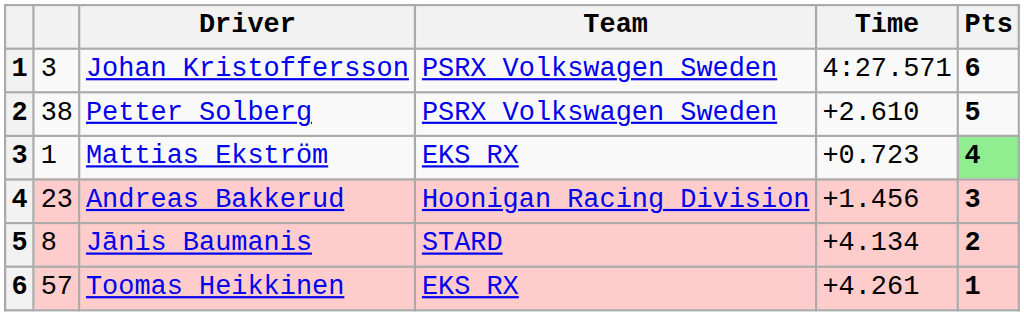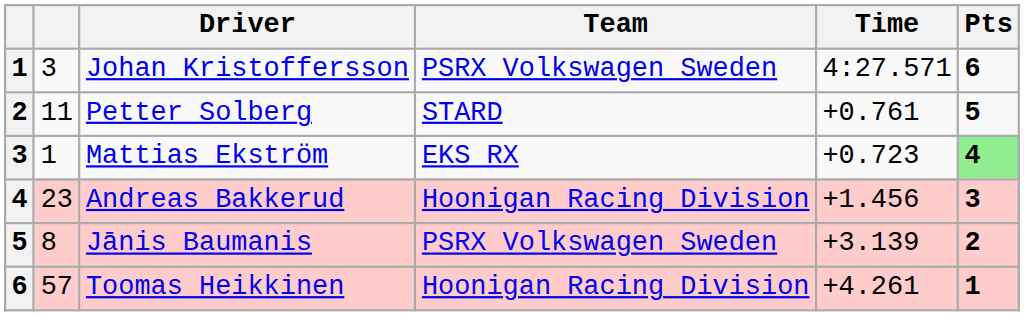(57, 114) 38 -> (57, 114) 11
(600, 114) PSRX Volkswagen Sweden -> (462, 114) STARD
(871, 114) +2.610 -> (871, 114) +0.761
(462, 244) STARD -> (600, 244) PSRX Volkswagen Sweden
(871, 244) +4.134 -> (871, 244) +3.139
(470, 288) EKS RX -> (616, 288) Hoonigan Racing Division
